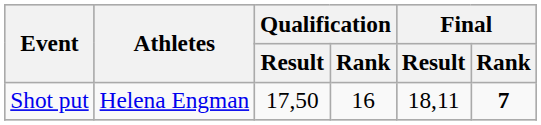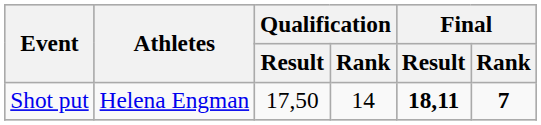(363, 101) 16 -> (363, 101) 14
(434, 101) normal -> (434, 101) bold
